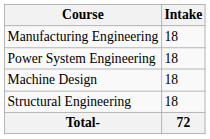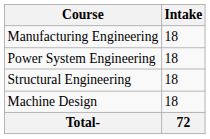rows swapped: (69, 101) <-> (52, 79)
